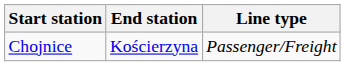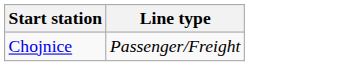- column: (154, 18)
